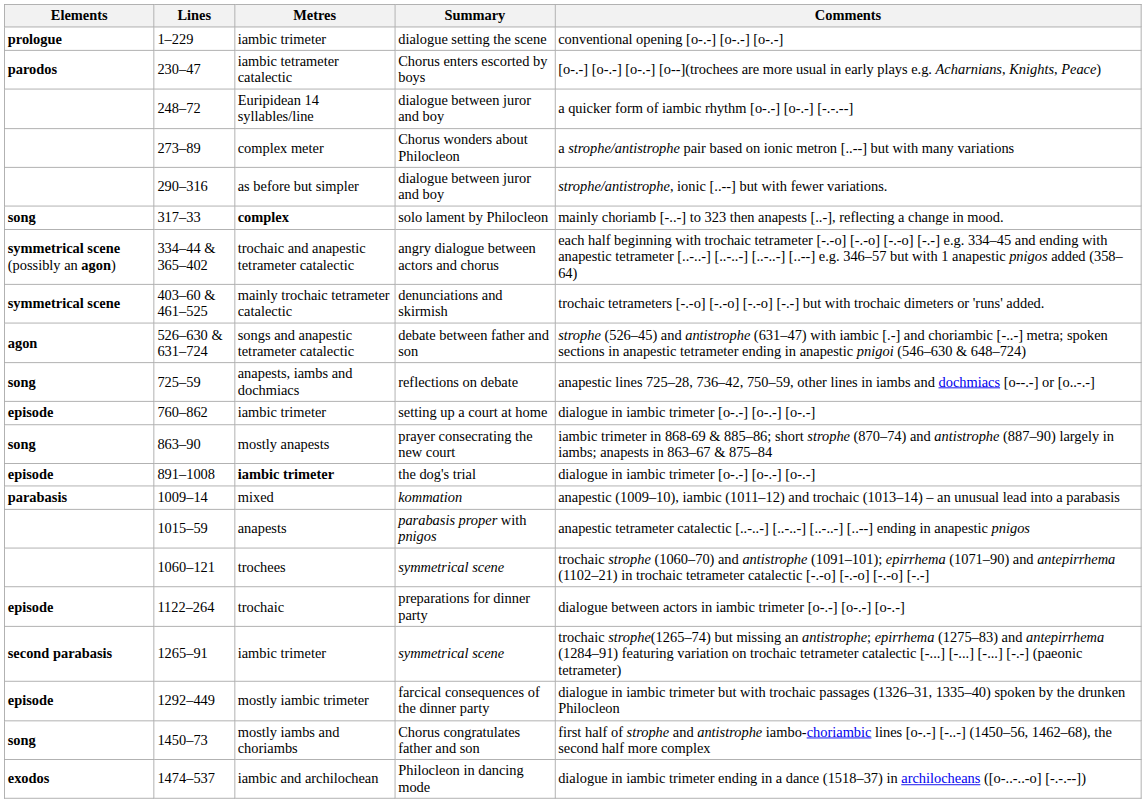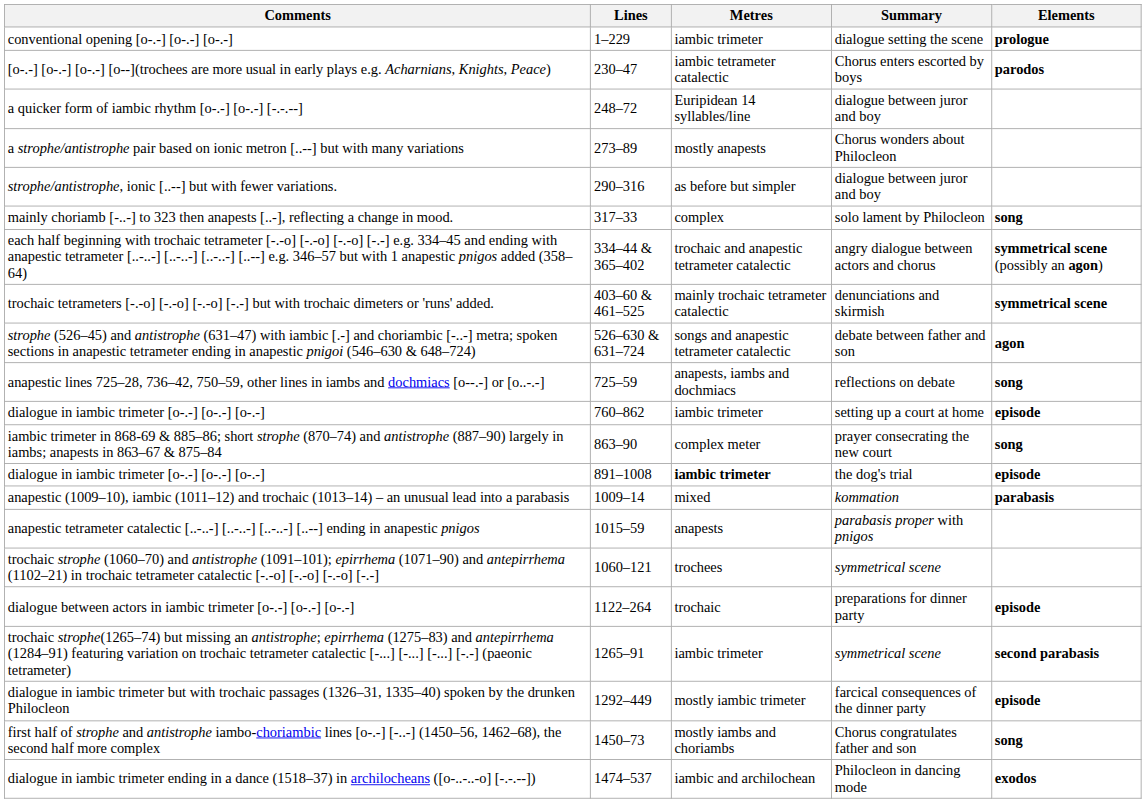columns swapped: (79, 15) <-> (848, 15)
(281, 147) complex meter -> (720, 147) mostly anapests
(263, 217) bold -> (699, 217) normal
(284, 443) mostly anapests -> (717, 443) complex meter
